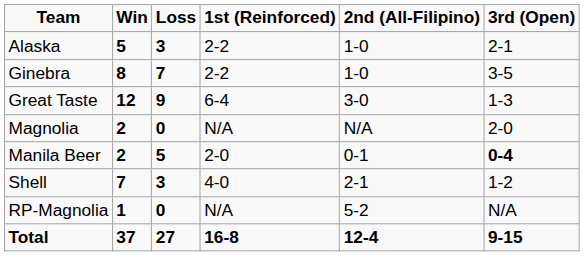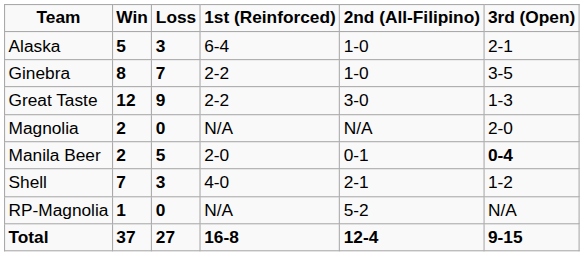(217, 45) 2-2 -> (217, 45) 6-4
(217, 100) 6-4 -> (217, 100) 2-2
